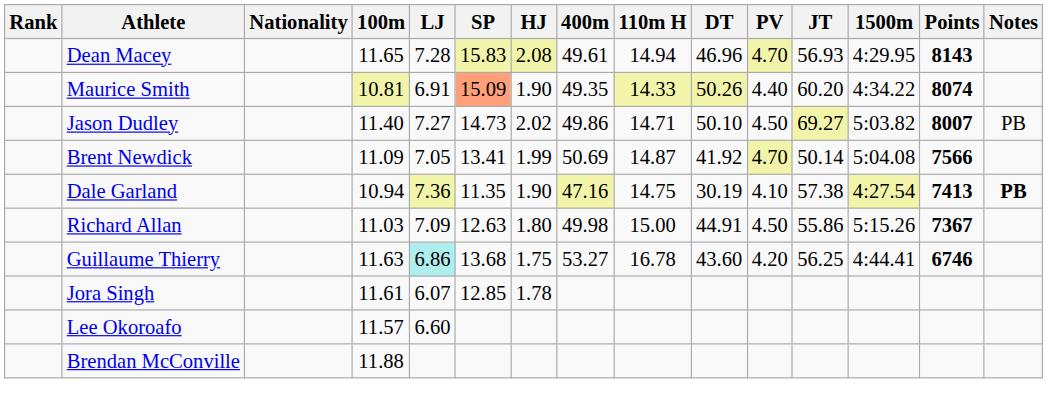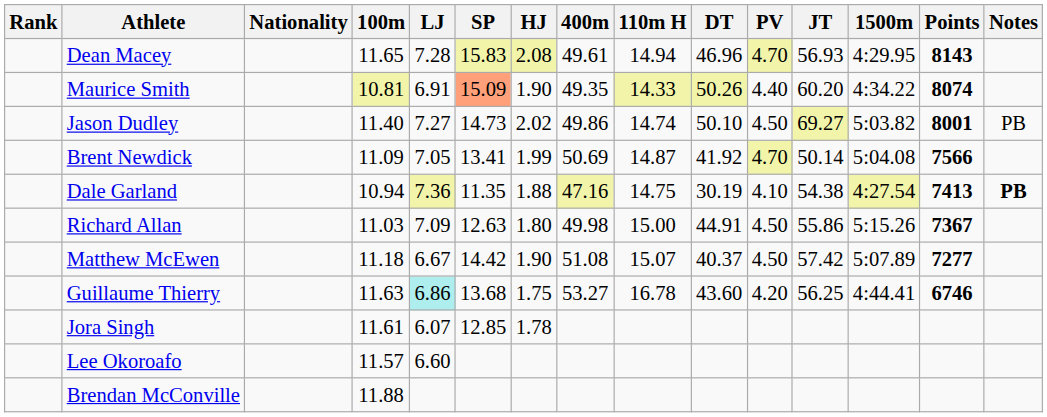(653, 122) 14.71 -> (653, 122) 14.74
(952, 122) 8007 -> (952, 122) 8001
(534, 190) 1.90 -> (534, 190) 1.88
(820, 190) 57.38 -> (820, 190) 54.38
+ row: (143, 258)
